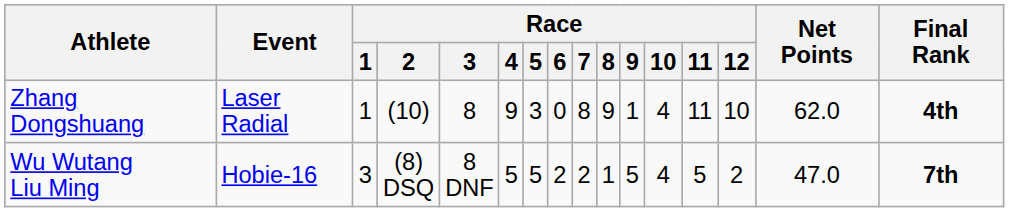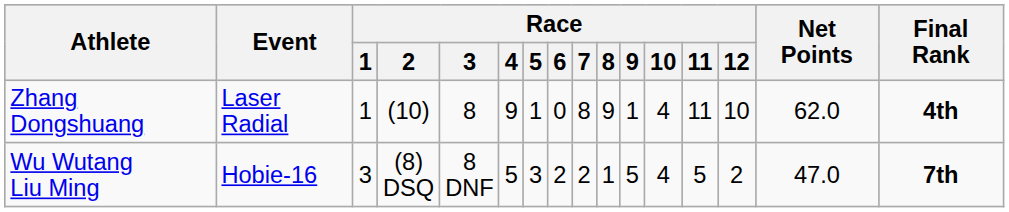(536, 112) 3 -> (536, 112) 1
(536, 175) 5 -> (536, 175) 3
